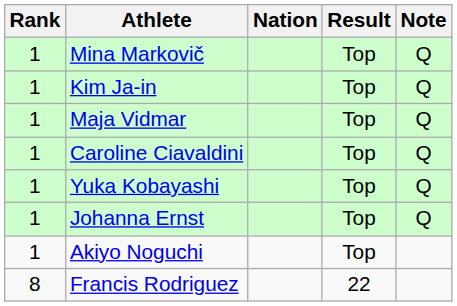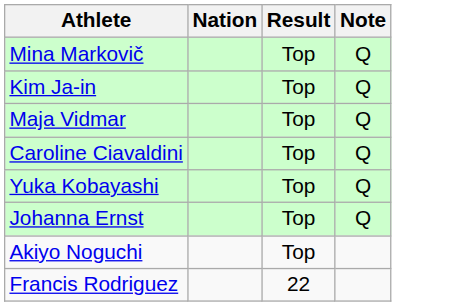- column: (35, 20)
